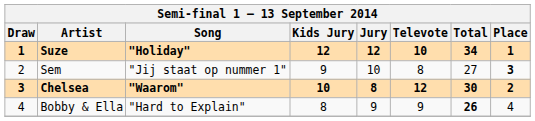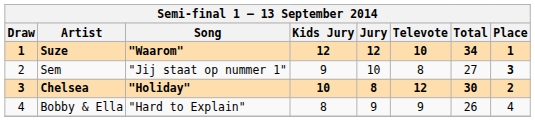(160, 51) "Holiday" -> (156, 51) "Waarom"
(156, 88) "Waarom" -> (160, 88) "Holiday"
(471, 107) bold -> (471, 107) normal
